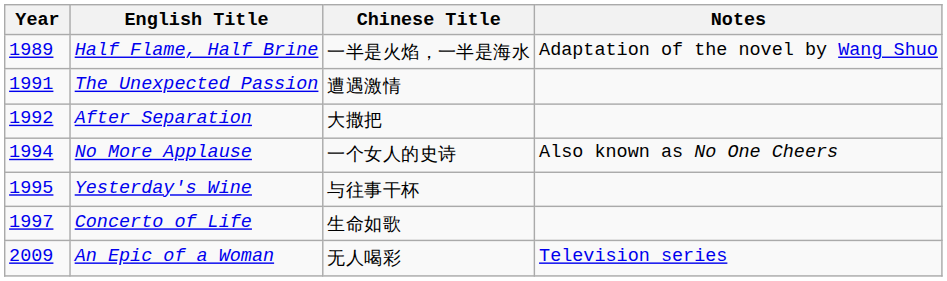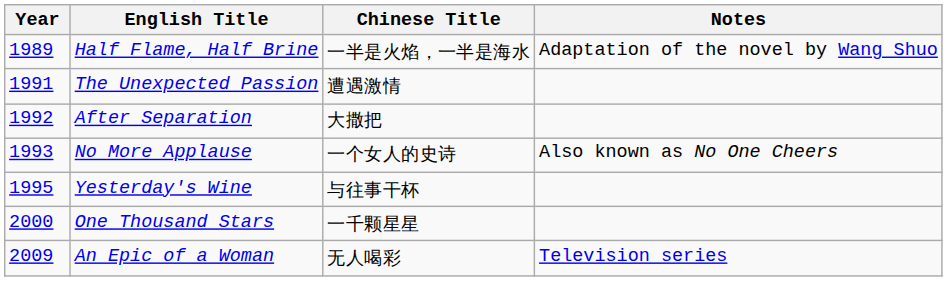(31, 153) 1994 -> (31, 153) 1993
- row: (163, 222)
+ row: (174, 222)
